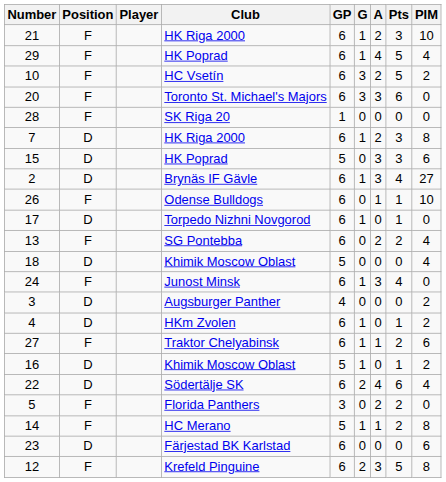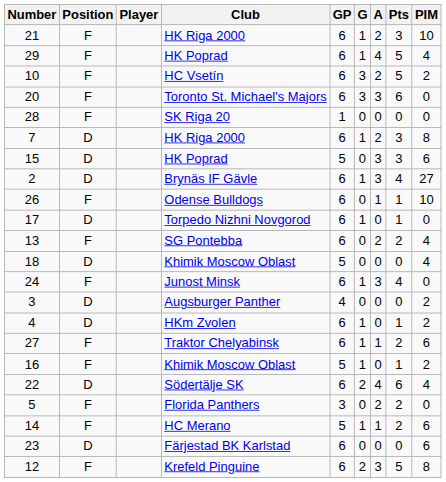(88, 364) D -> (88, 364) F
(426, 425) 8 -> (426, 425) 6
